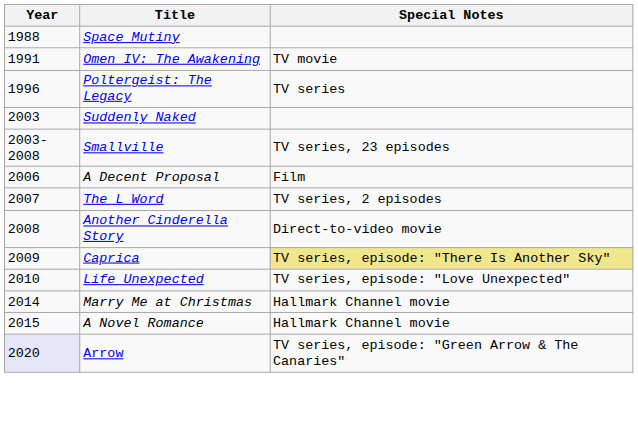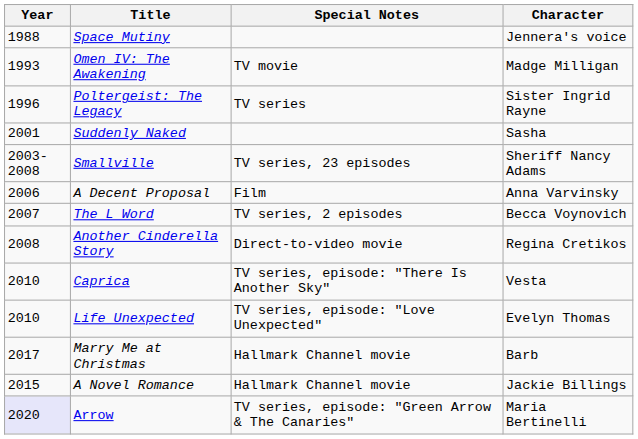+ column: (568, 15)
(24, 59) 1991 -> (24, 67) 1993
(24, 118) 2003 -> (24, 134) 2001
(24, 258) 2009 -> (24, 281) 2010
(442, 258) khaki background -> (350, 281) no background
(24, 302) 2014 -> (24, 356) 2017
